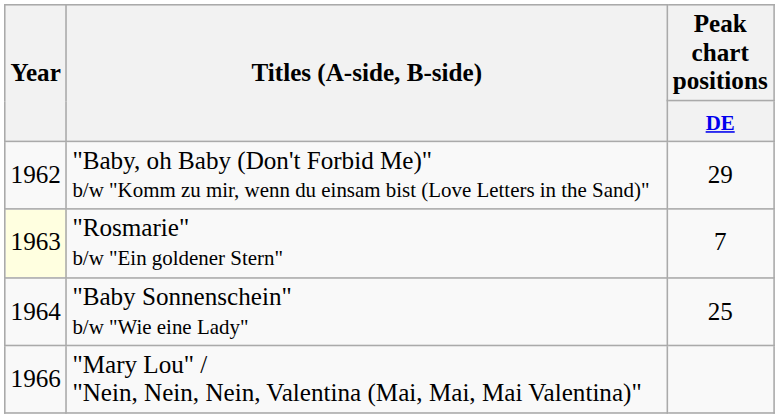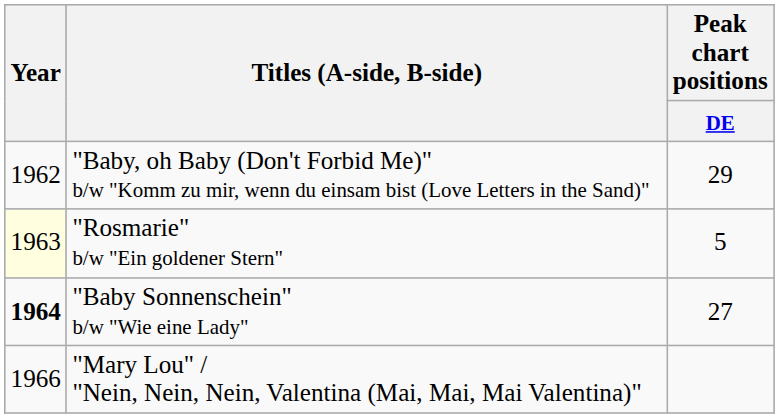(720, 242) 7 -> (720, 242) 5
(36, 310) normal -> (36, 310) bold
(720, 310) 25 -> (720, 310) 27
